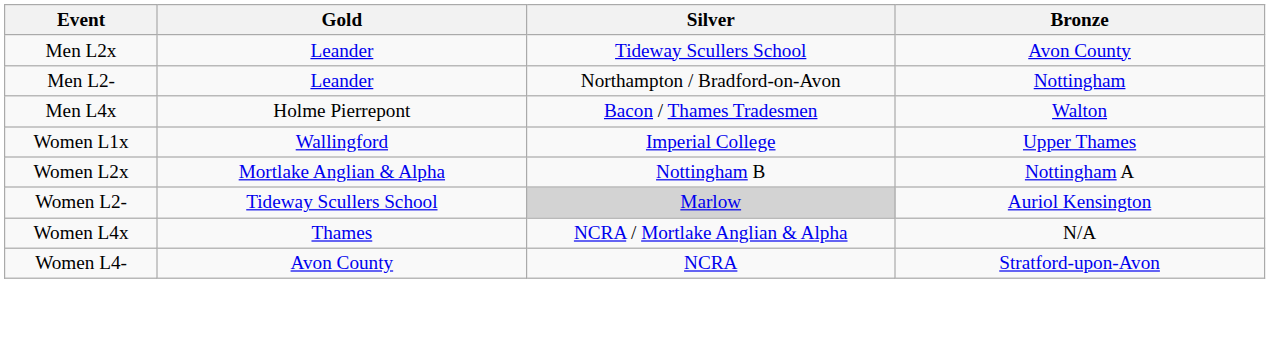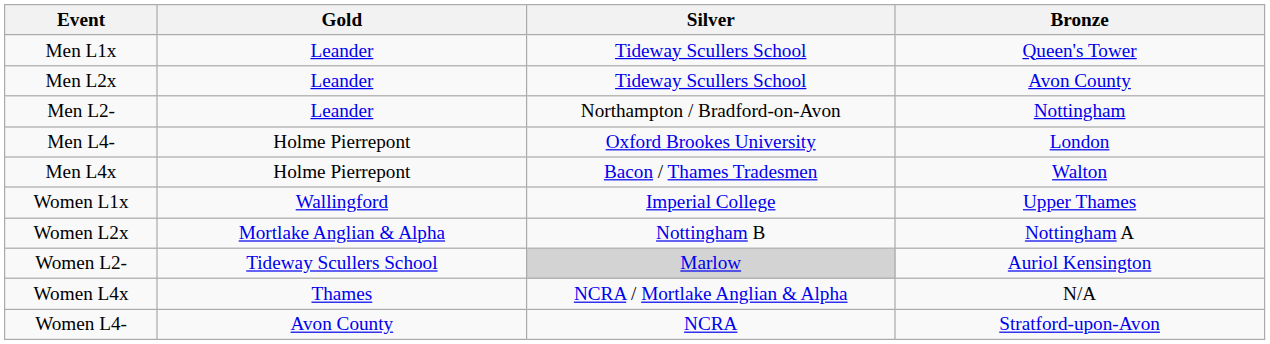+ row: (81, 50)
+ row: (81, 141)
